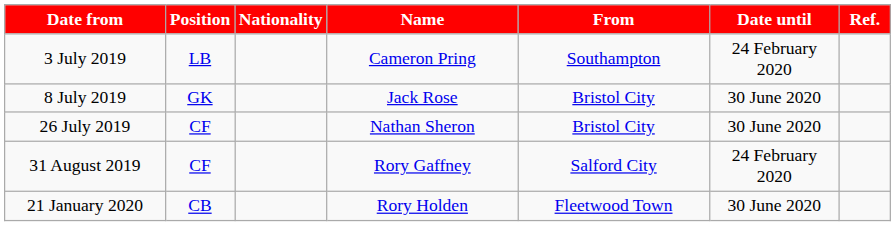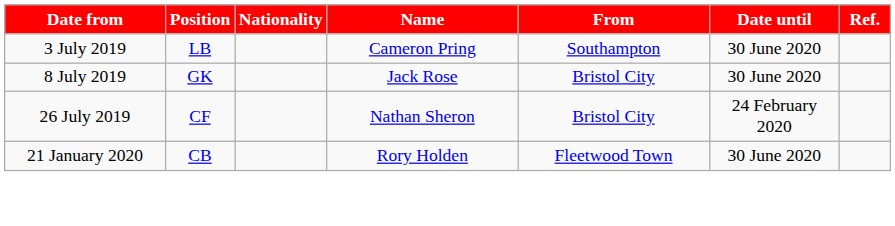(774, 58) 24 February 2020 -> (774, 48) 30 June 2020
(774, 127) 30 June 2020 -> (774, 116) 24 February 2020
- row: (85, 166)
